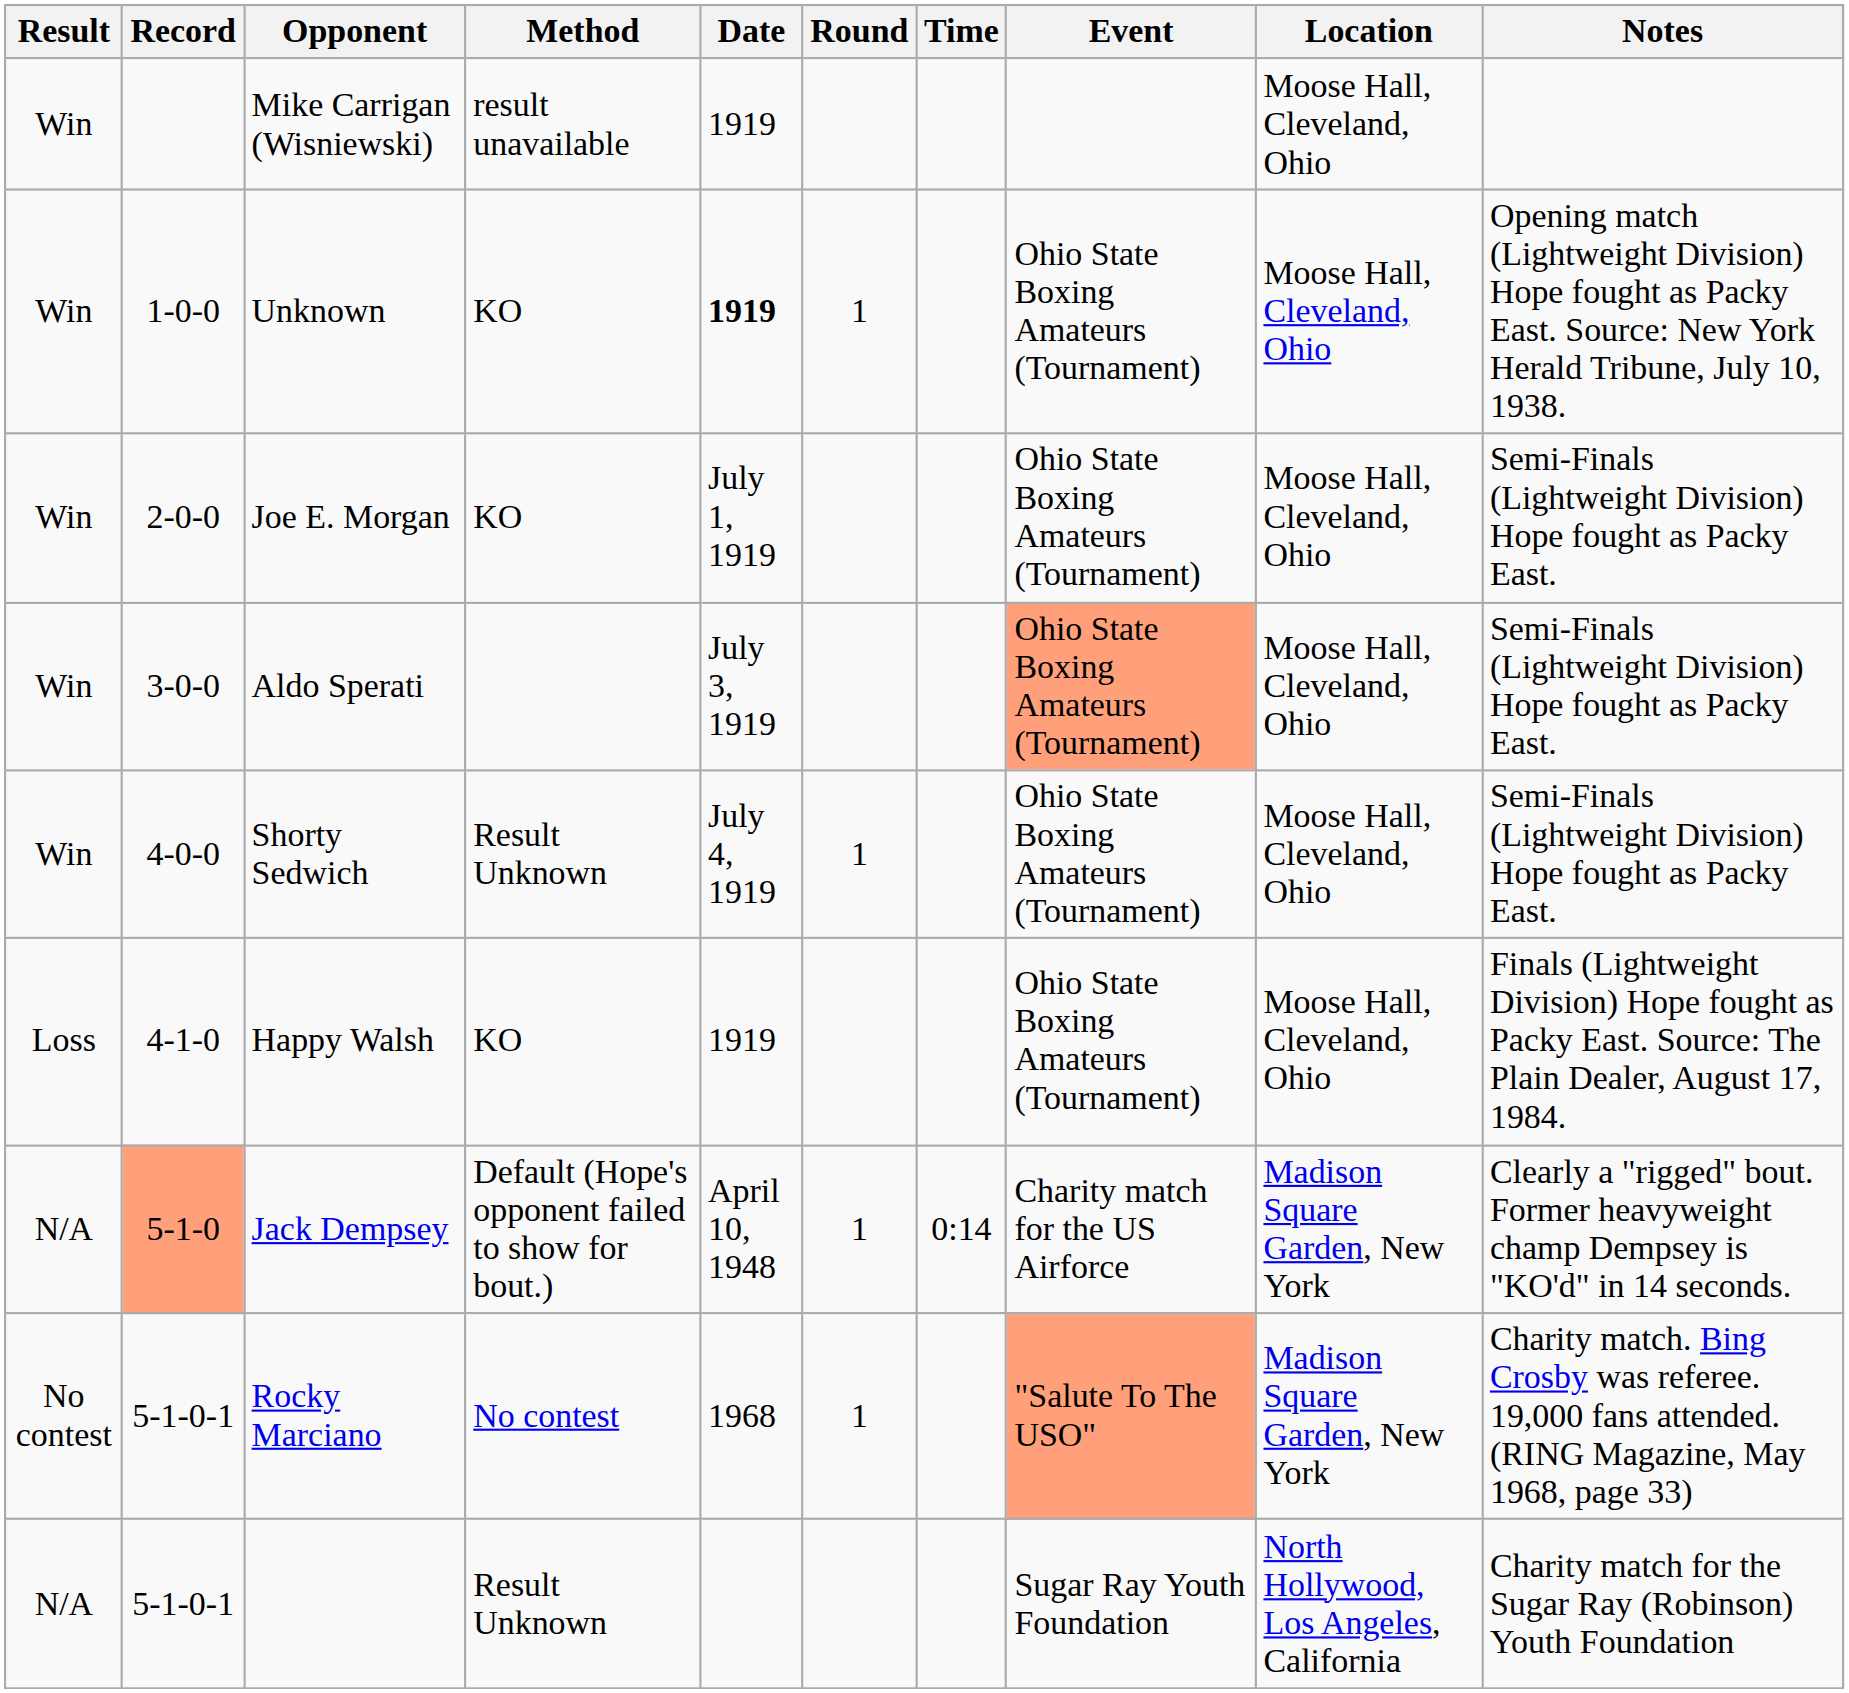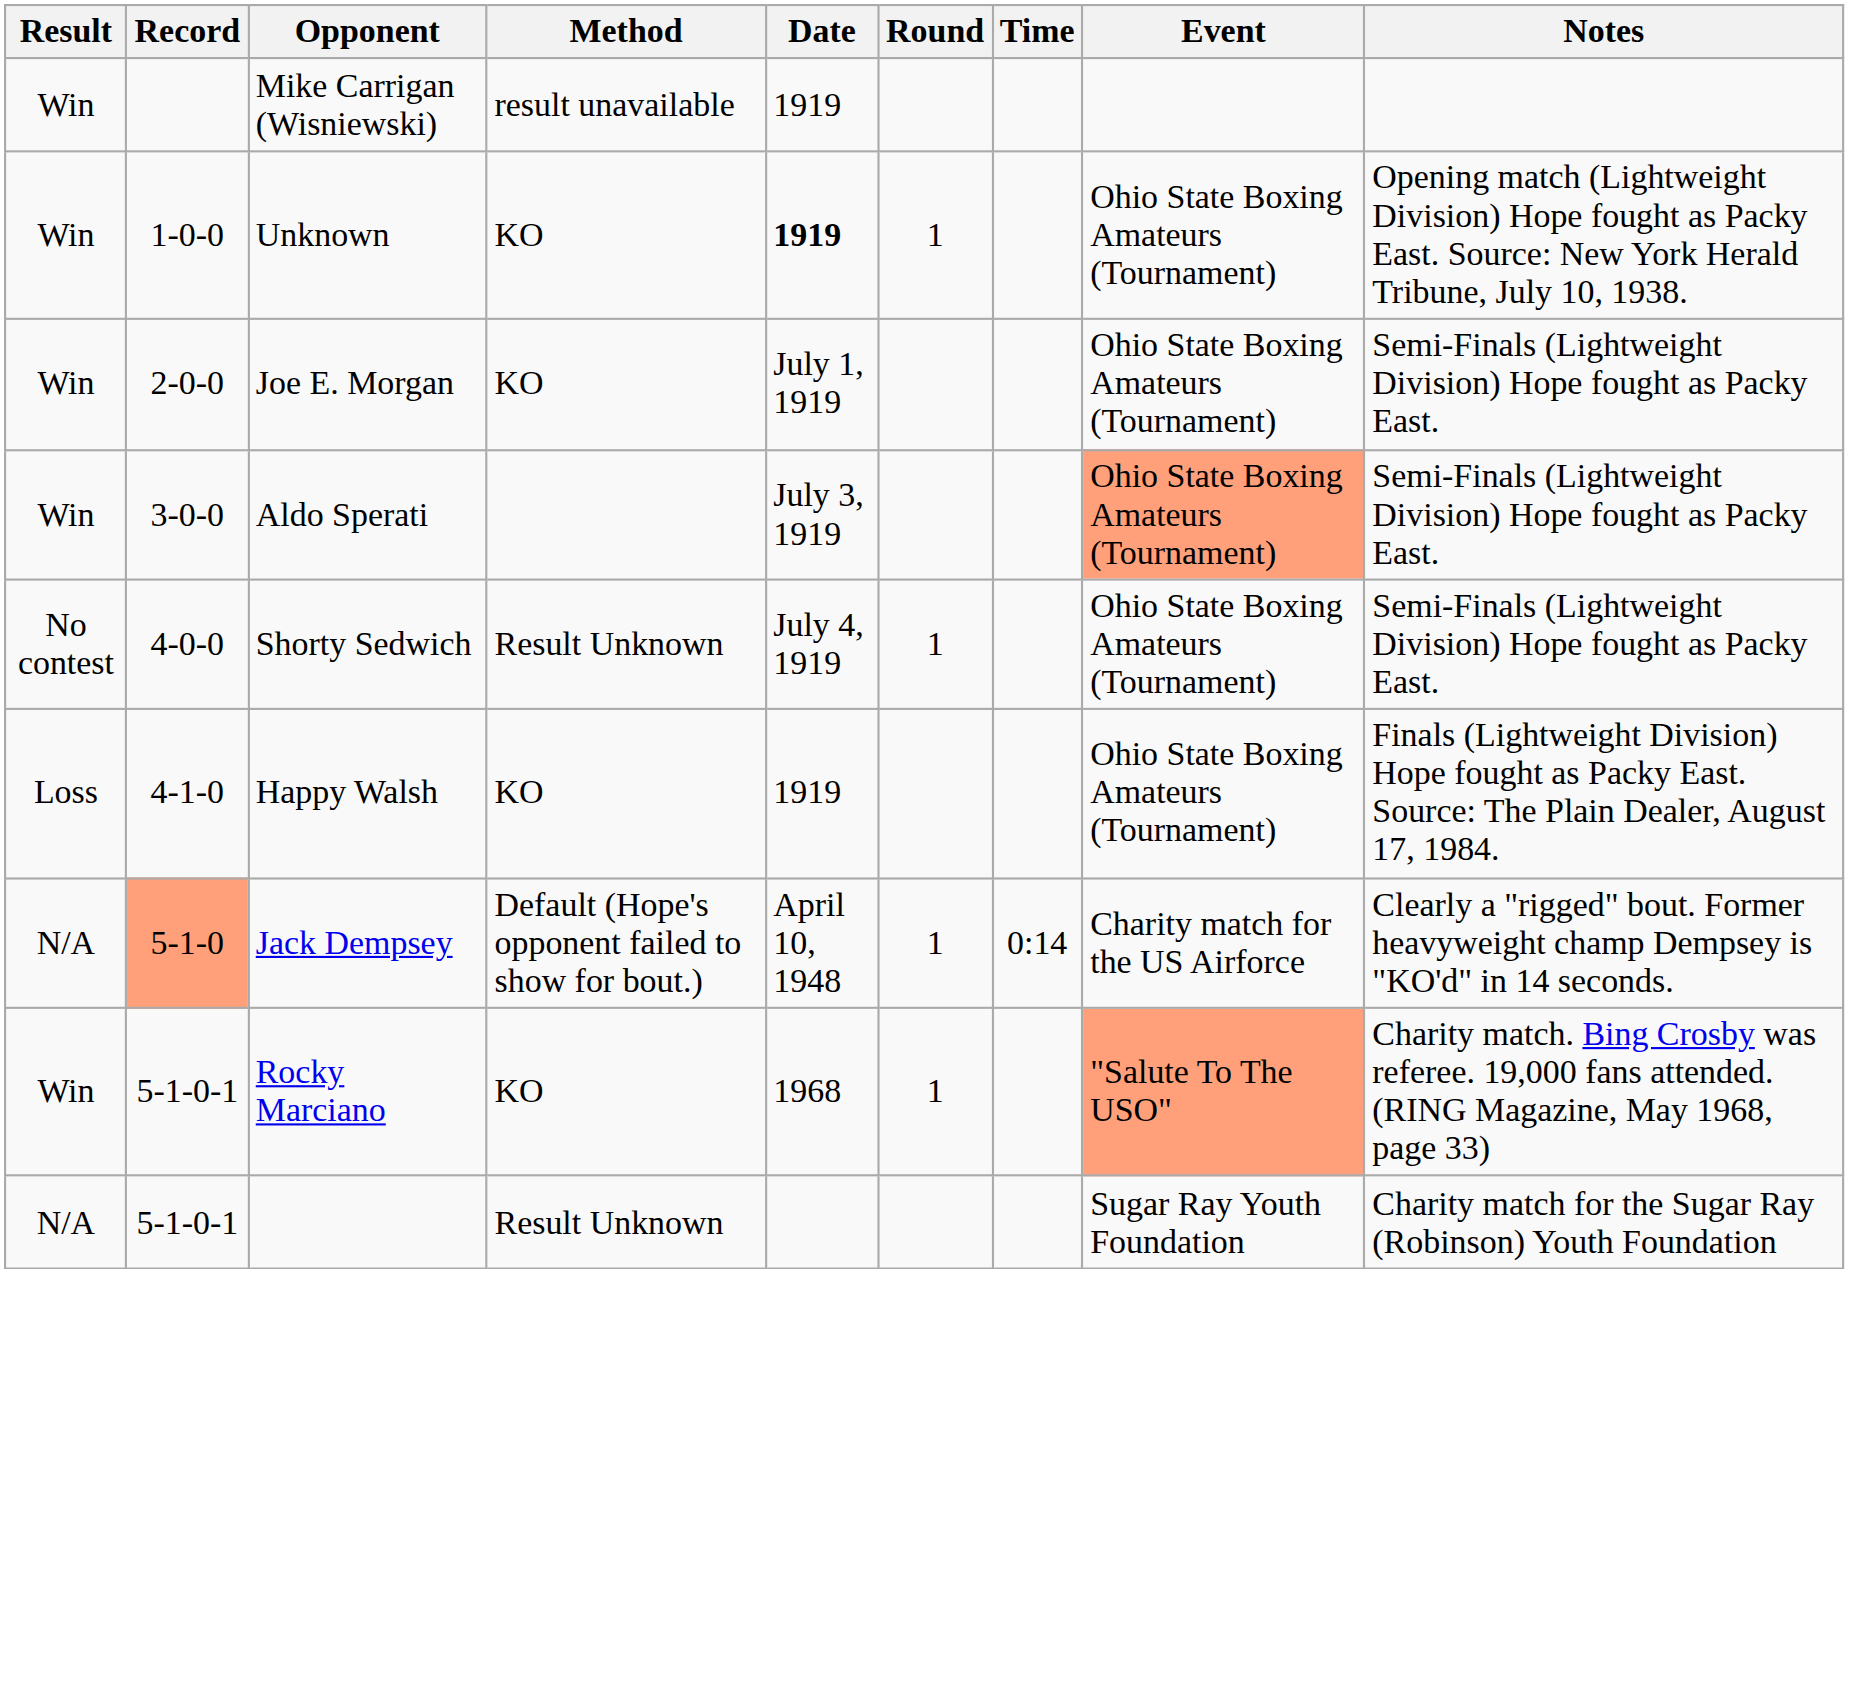- column: (1369, 31)
(64, 853) Win -> (66, 643) No contest
(64, 1415) No contest -> (66, 1091) Win
(546, 1415) No contest -> (519, 1091) KO
